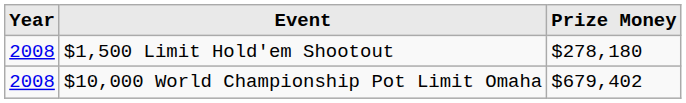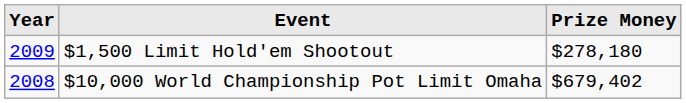(32, 51) 2008 -> (32, 51) 2009
